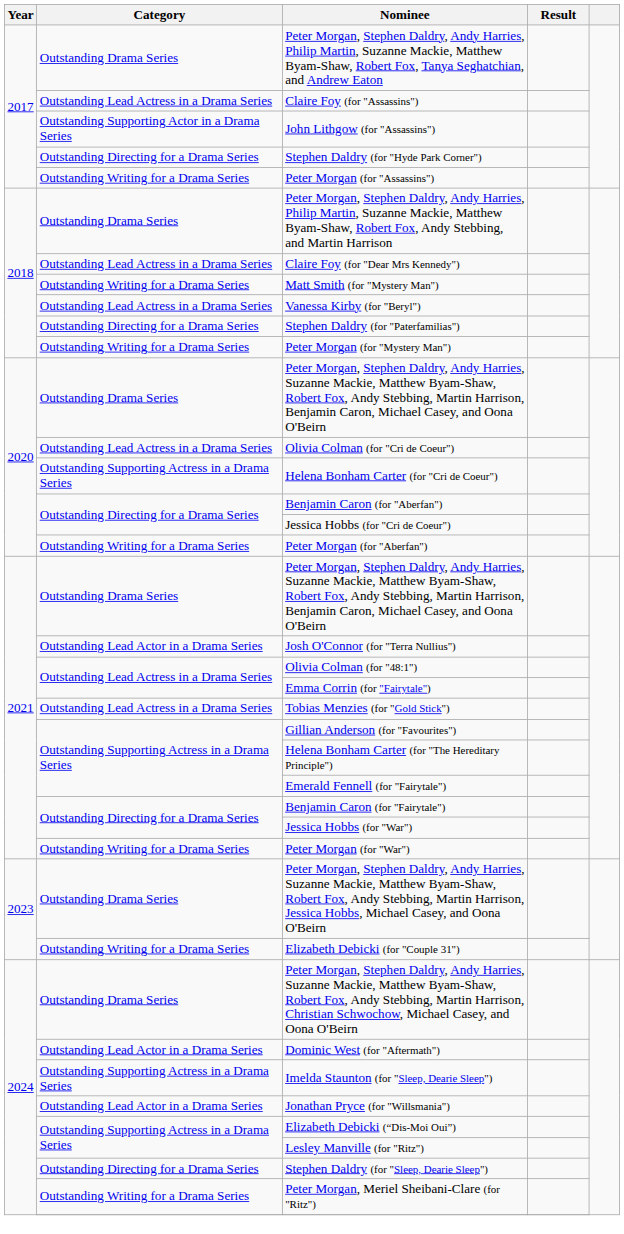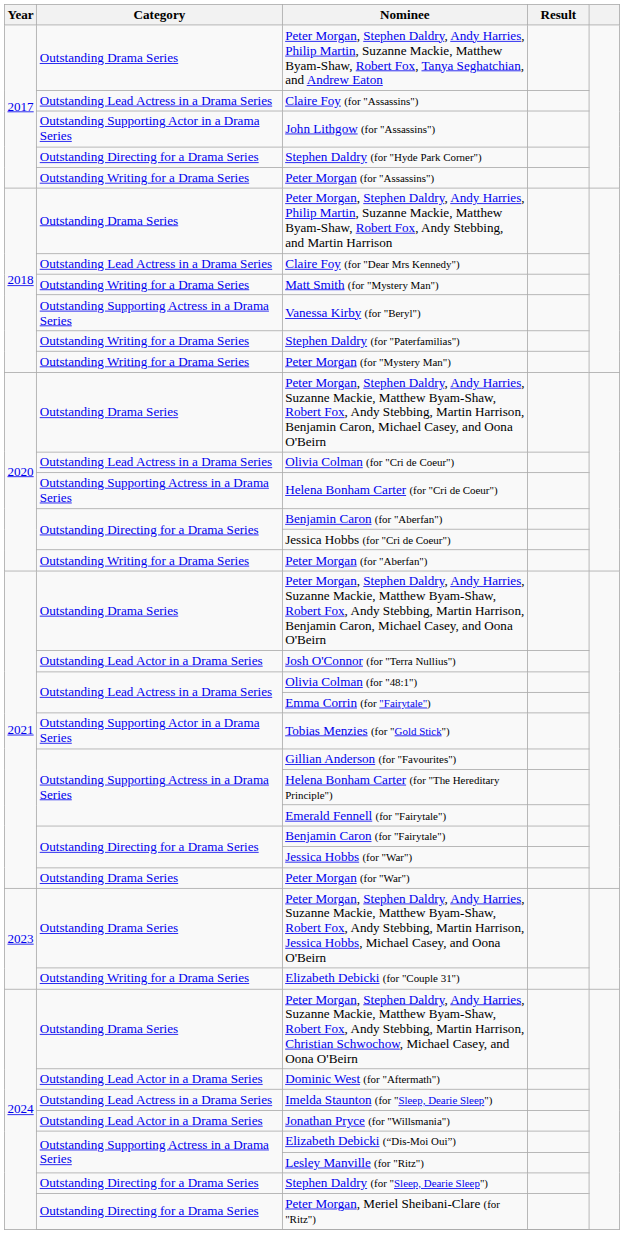(156, 305) Outstanding Lead Actress in a Drama Series -> (154, 312) Outstanding Supporting Actress in a Drama Series
(149, 326) Outstanding Directing for a Drama Series -> (144, 341) Outstanding Writing for a Drama Series
(156, 708) Outstanding Lead Actress in a Drama Series -> (150, 730) Outstanding Supporting Actor in a Drama Series
(144, 848) Outstanding Writing for a Drama Series -> (109, 877) Outstanding Drama Series
(154, 1077) Outstanding Supporting Actress in a Drama Series -> (156, 1100) Outstanding Lead Actress in a Drama Series
(144, 1196) Outstanding Writing for a Drama Series -> (149, 1211) Outstanding Directing for a Drama Series
